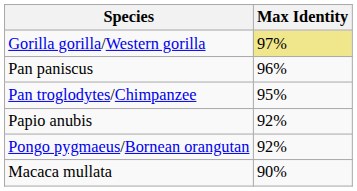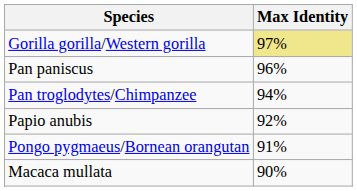(272, 95) 95% -> (272, 95) 94%
(272, 146) 92% -> (272, 146) 91%
